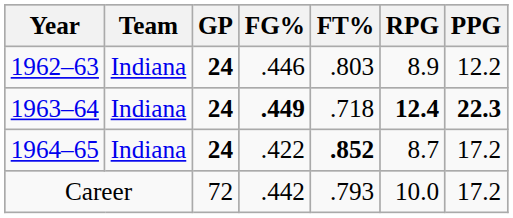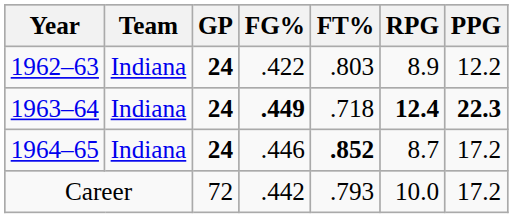(283, 67) .446 -> (283, 67) .422
(283, 150) .422 -> (283, 150) .446
